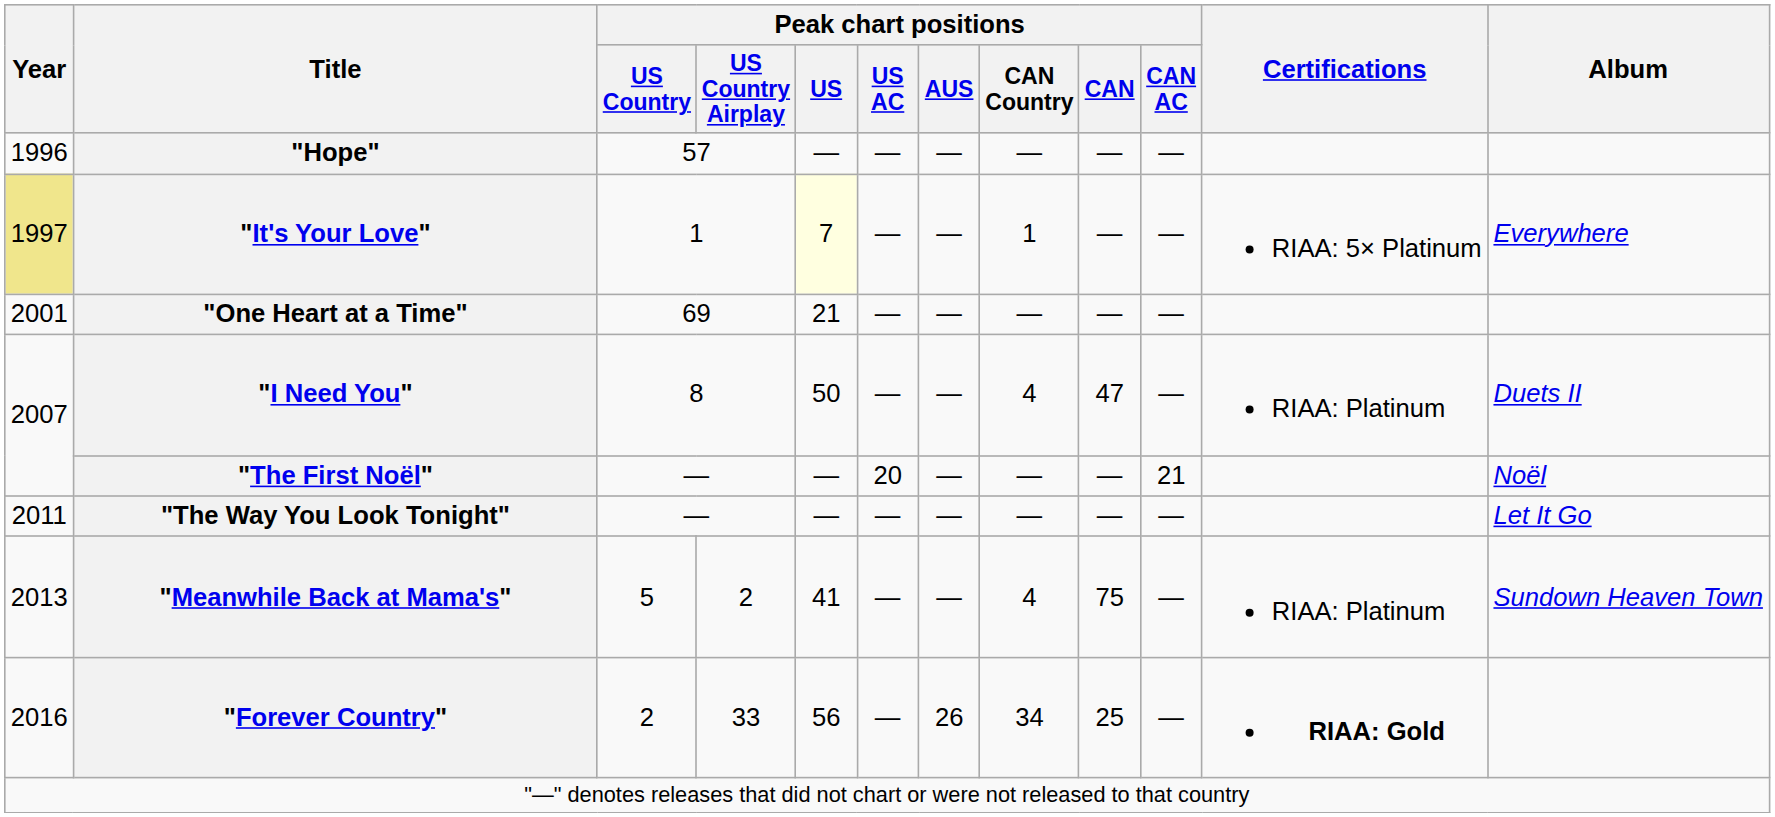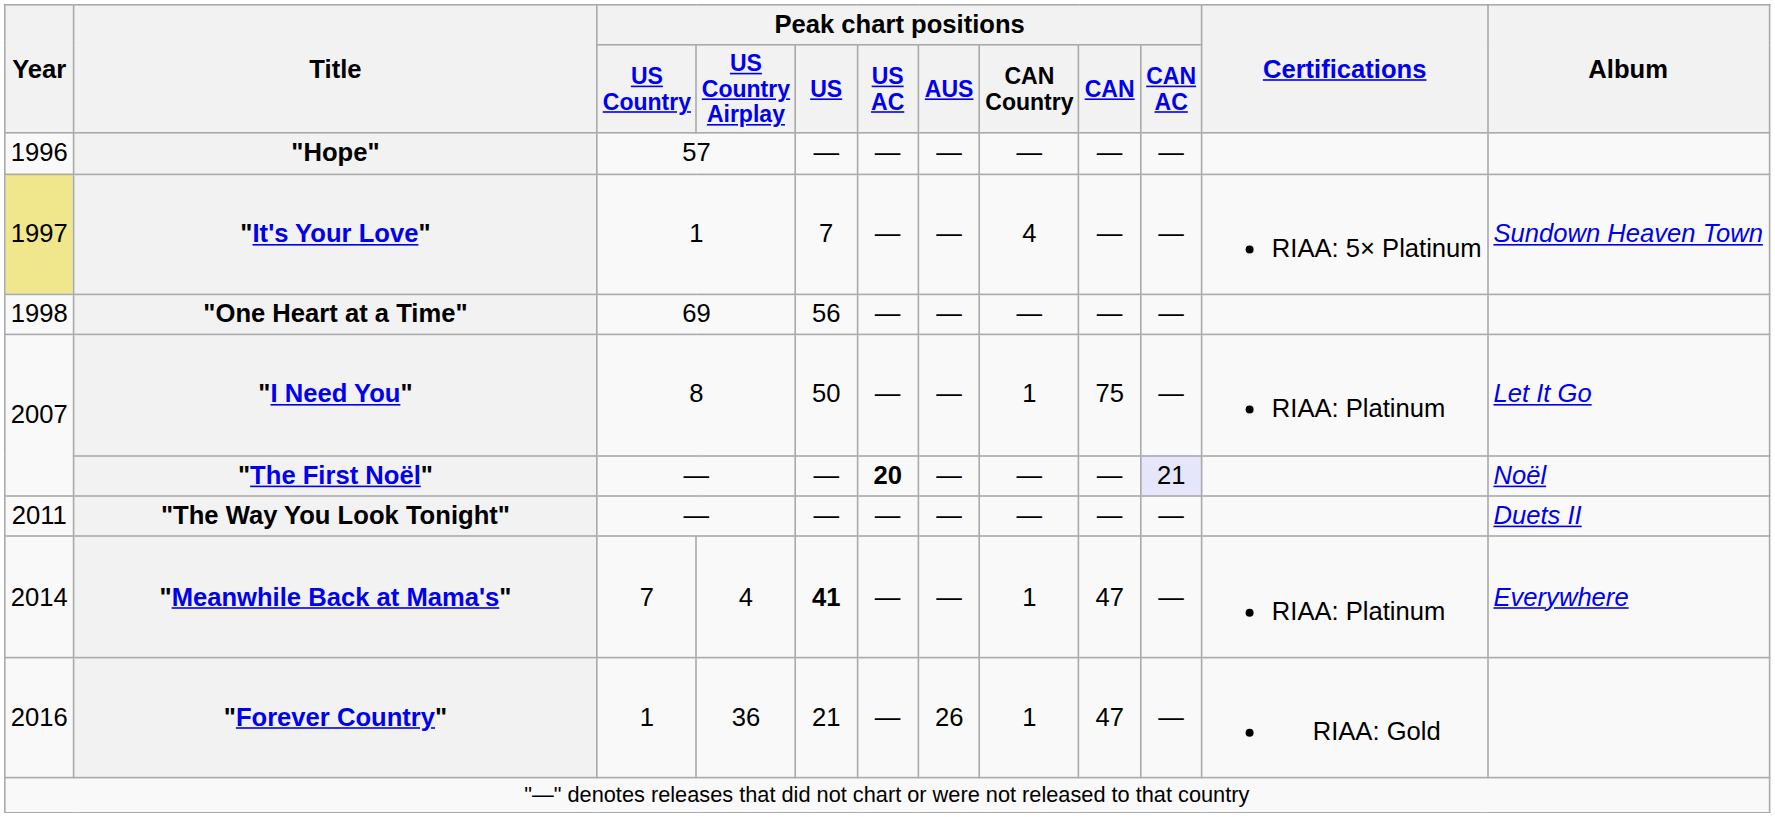(826, 233) lightyellow background -> (826, 233) no background
(1029, 233) 1 -> (1029, 233) 4
(1561, 233) Everywhere -> (1628, 233) Sundown Heaven Town
(39, 314) 2001 -> (39, 314) 1998
(826, 314) 21 -> (826, 314) 56
(1029, 394) 4 -> (1029, 394) 1
(1110, 394) 47 -> (1110, 394) 75
(1538, 394) Duets II -> (1543, 394) Let It Go
(888, 475) normal -> (888, 475) bold
(1171, 475) no background -> (1171, 475) lavender background
(1543, 516) Let It Go -> (1538, 516) Duets II
(39, 596) 2013 -> (39, 596) 2014
(647, 596) 5 -> (647, 596) 7
(746, 596) 2 -> (746, 596) 4
(826, 596) normal -> (826, 596) bold
(1029, 596) 4 -> (1029, 596) 1
(1110, 596) 75 -> (1110, 596) 47
(1628, 596) Sundown Heaven Town -> (1561, 596) Everywhere
(647, 717) 2 -> (647, 717) 1
(746, 717) 33 -> (746, 717) 36
(826, 717) 56 -> (826, 717) 21
(1029, 717) 34 -> (1029, 717) 1
(1110, 717) 25 -> (1110, 717) 47
(1345, 732) bold -> (1345, 732) normal
